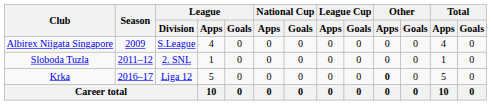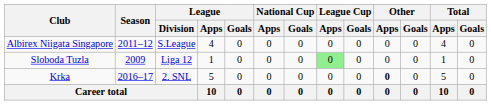(135, 44) 2009 -> (135, 44) 2011–12
(135, 60) 2011–12 -> (135, 60) 2009
(176, 60) 2. SNL -> (176, 60) Liga 12
(330, 60) no background -> (330, 60) lightgreen background
(176, 76) Liga 12 -> (176, 76) 2. SNL
